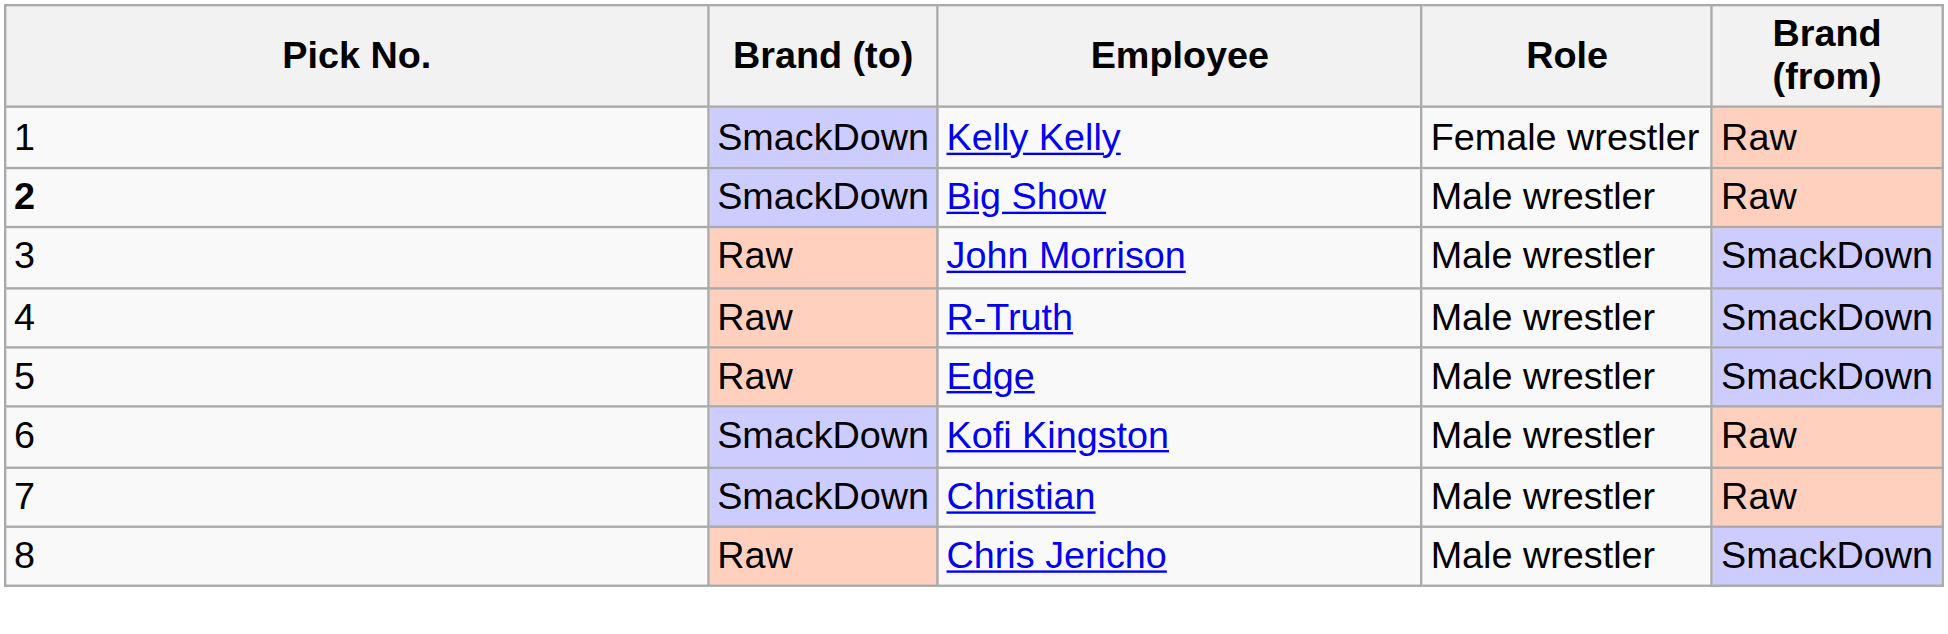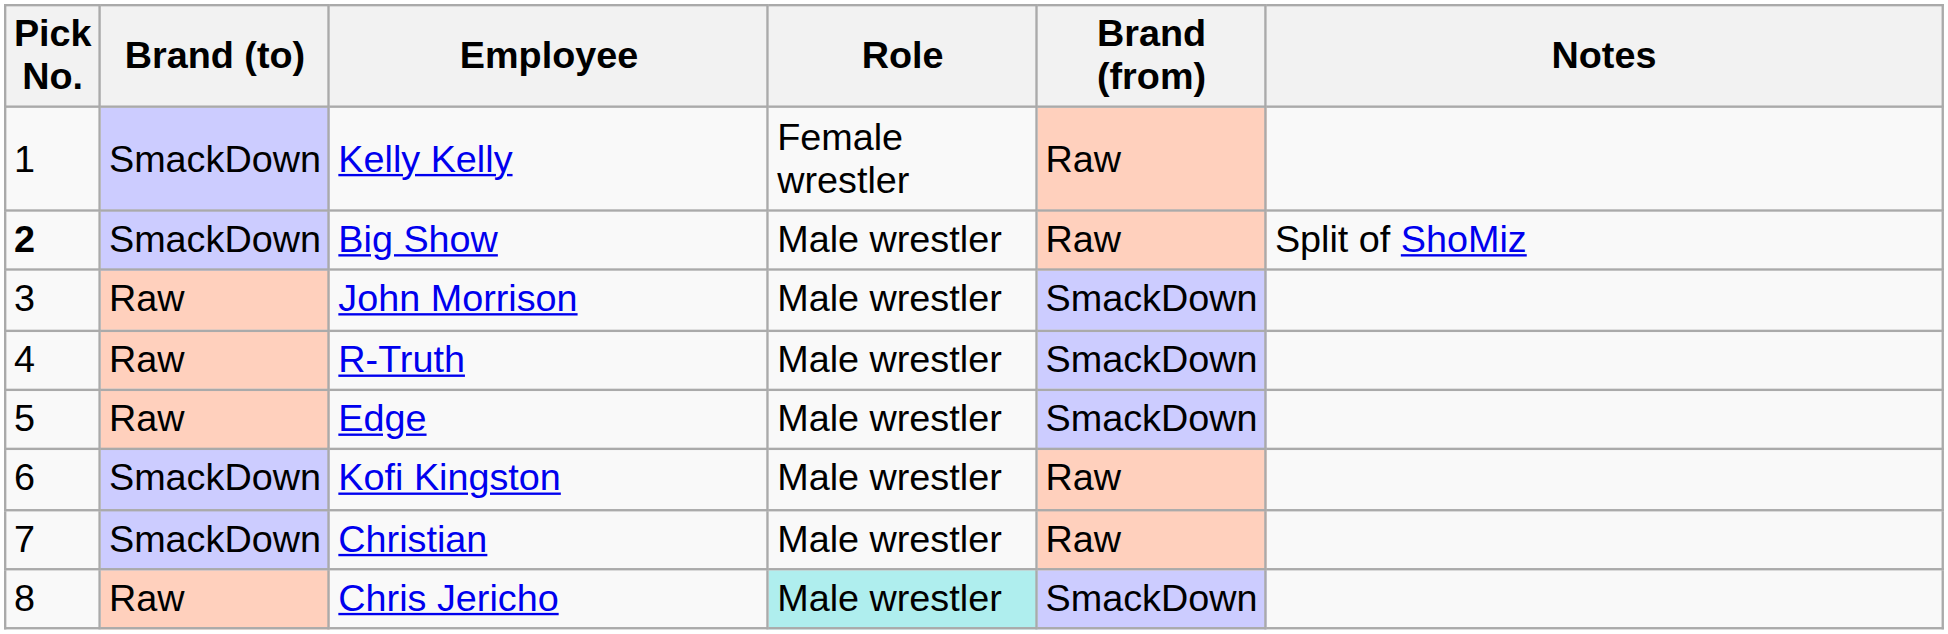+ column: (1604, 55)
(1543, 556) no background -> (889, 598) paleturquoise background
